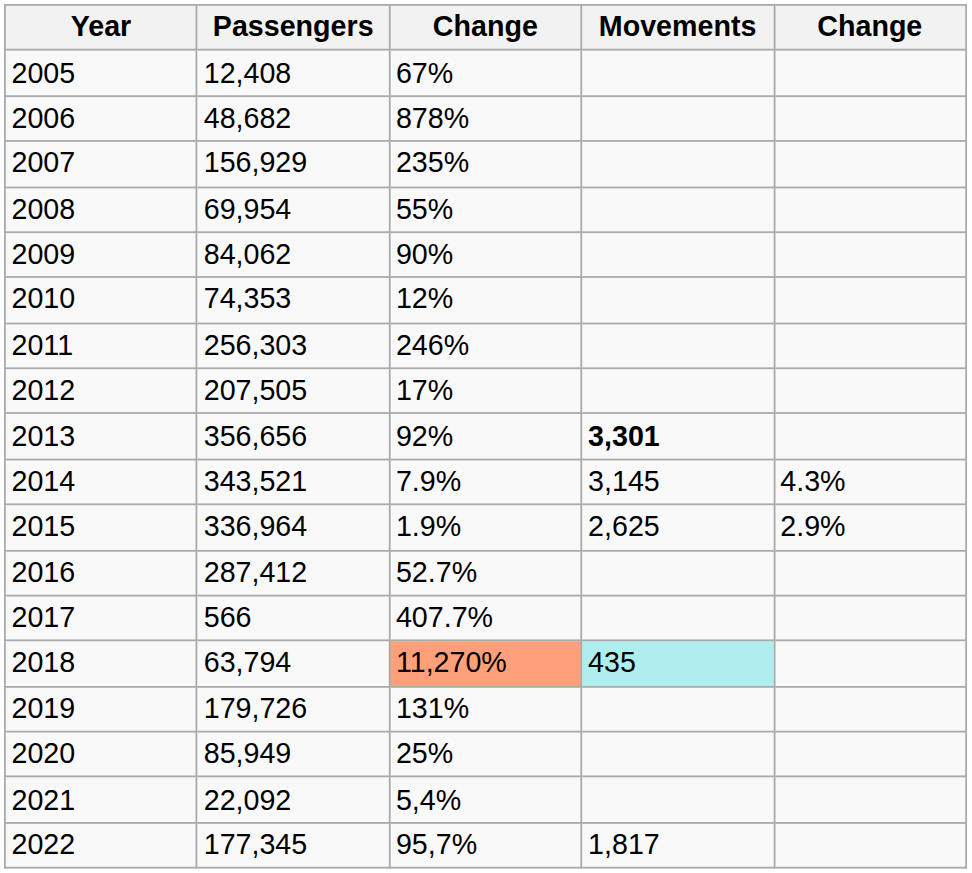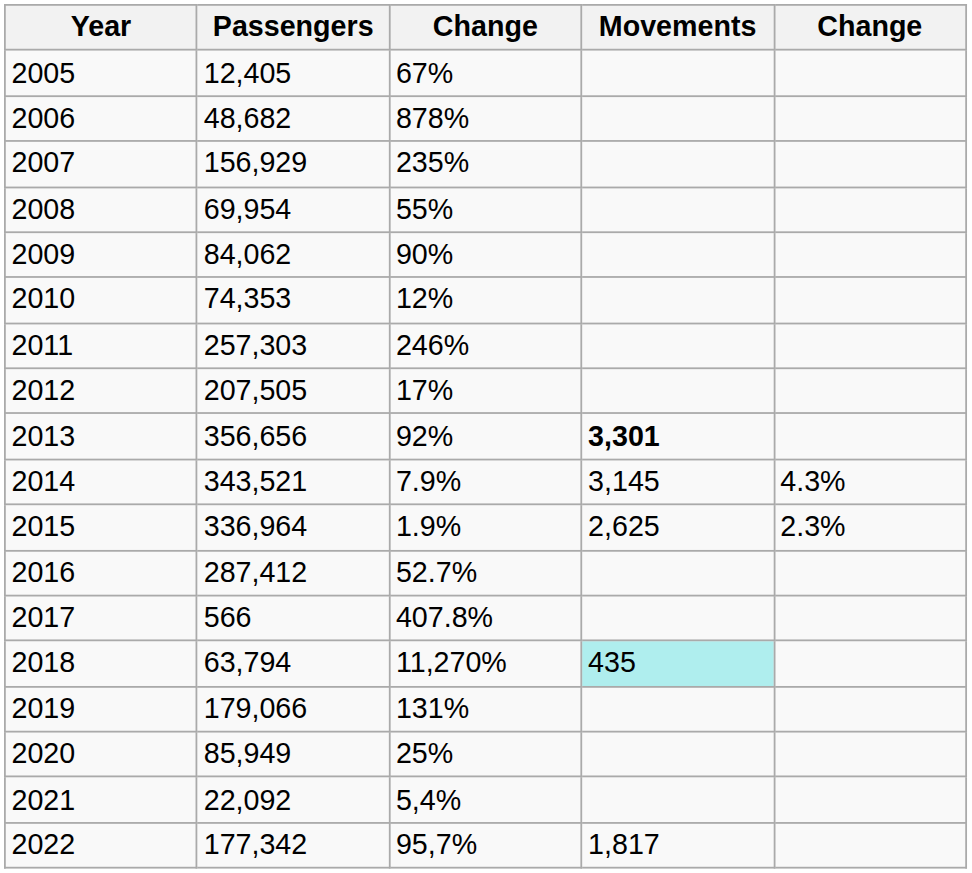(247, 72) 12,408 -> (247, 72) 12,405
(255, 345) 256,303 -> (255, 345) 257,303
(813, 526) 2.9% -> (813, 526) 2.3%
(444, 617) 407.7% -> (444, 617) 407.8%
(451, 663) lightsalmon background -> (451, 663) no background
(255, 708) 179,726 -> (255, 708) 179,066
(255, 844) 177,345 -> (255, 844) 177,342
